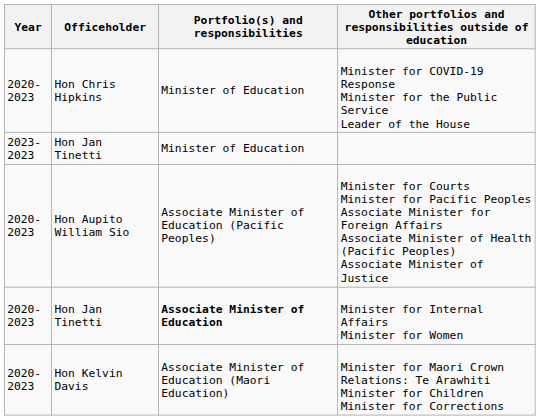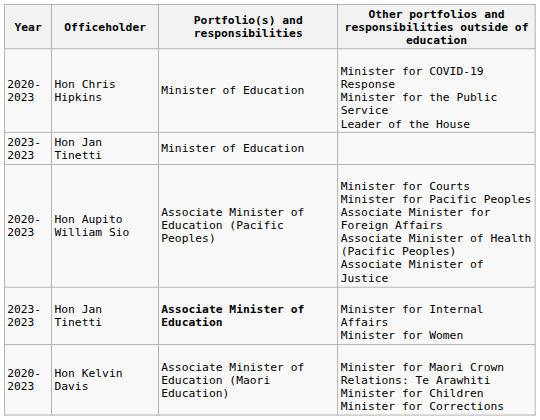(24, 316) 2020-2023 -> (24, 316) 2023-2023
